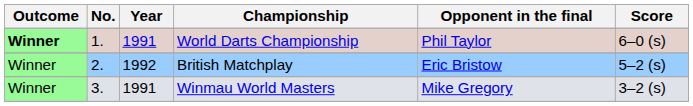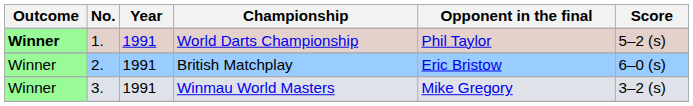(642, 40) 6–0 (s) -> (642, 40) 5–2 (s)
(139, 64) 1992 -> (139, 64) 1991
(642, 64) 5–2 (s) -> (642, 64) 6–0 (s)
